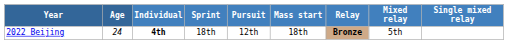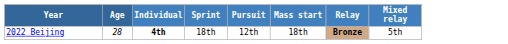- column: (462, 16)
(117, 33) 24 -> (117, 33) 28
